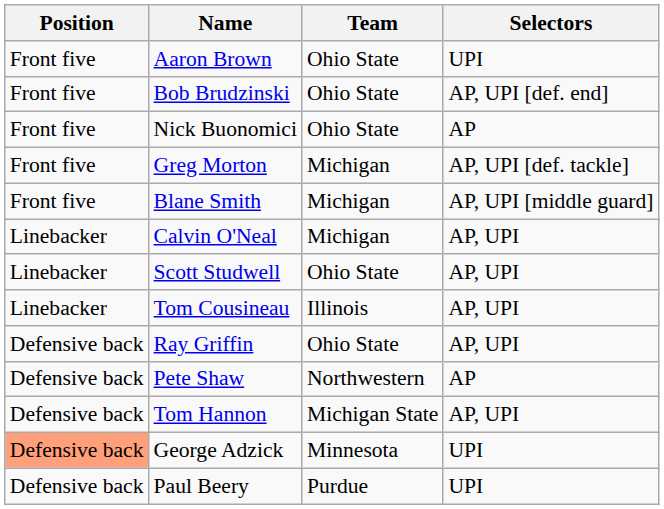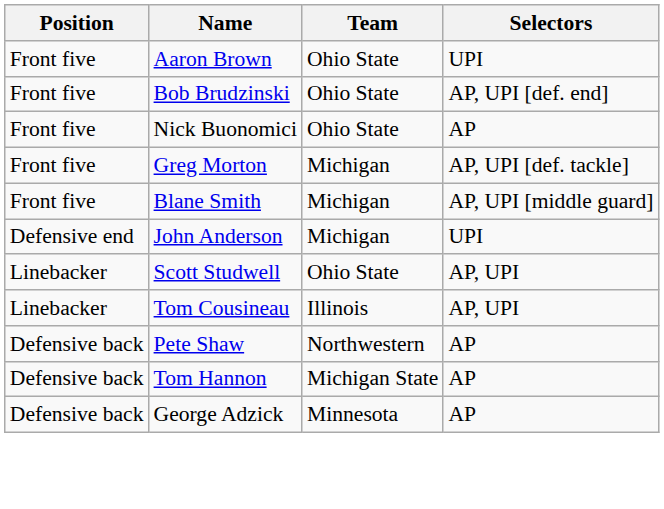+ row: (218, 236)
- row: (215, 236)
- row: (203, 343)
(484, 414) AP, UPI -> (462, 378) AP
(77, 450) lightsalmon background -> (77, 414) no background
(466, 450) UPI -> (462, 414) AP
- row: (201, 485)
